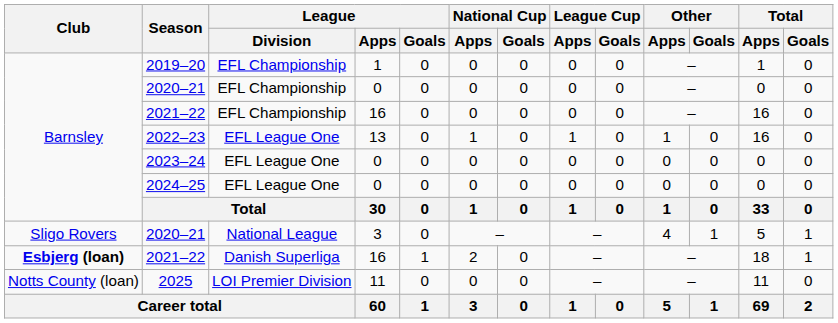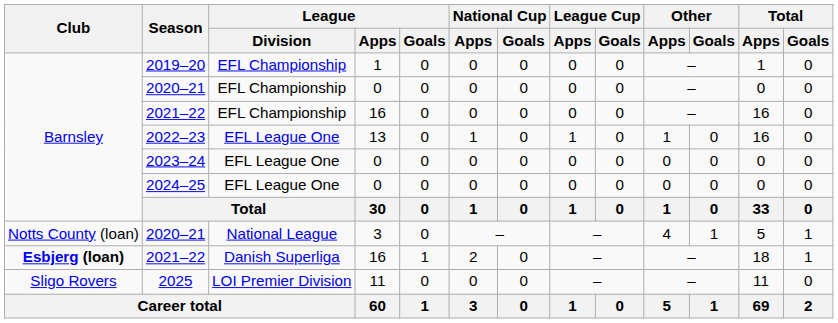(73, 233) Sligo Rovers -> (73, 233) Notts County (loan)
(73, 281) Notts County (loan) -> (73, 281) Sligo Rovers
